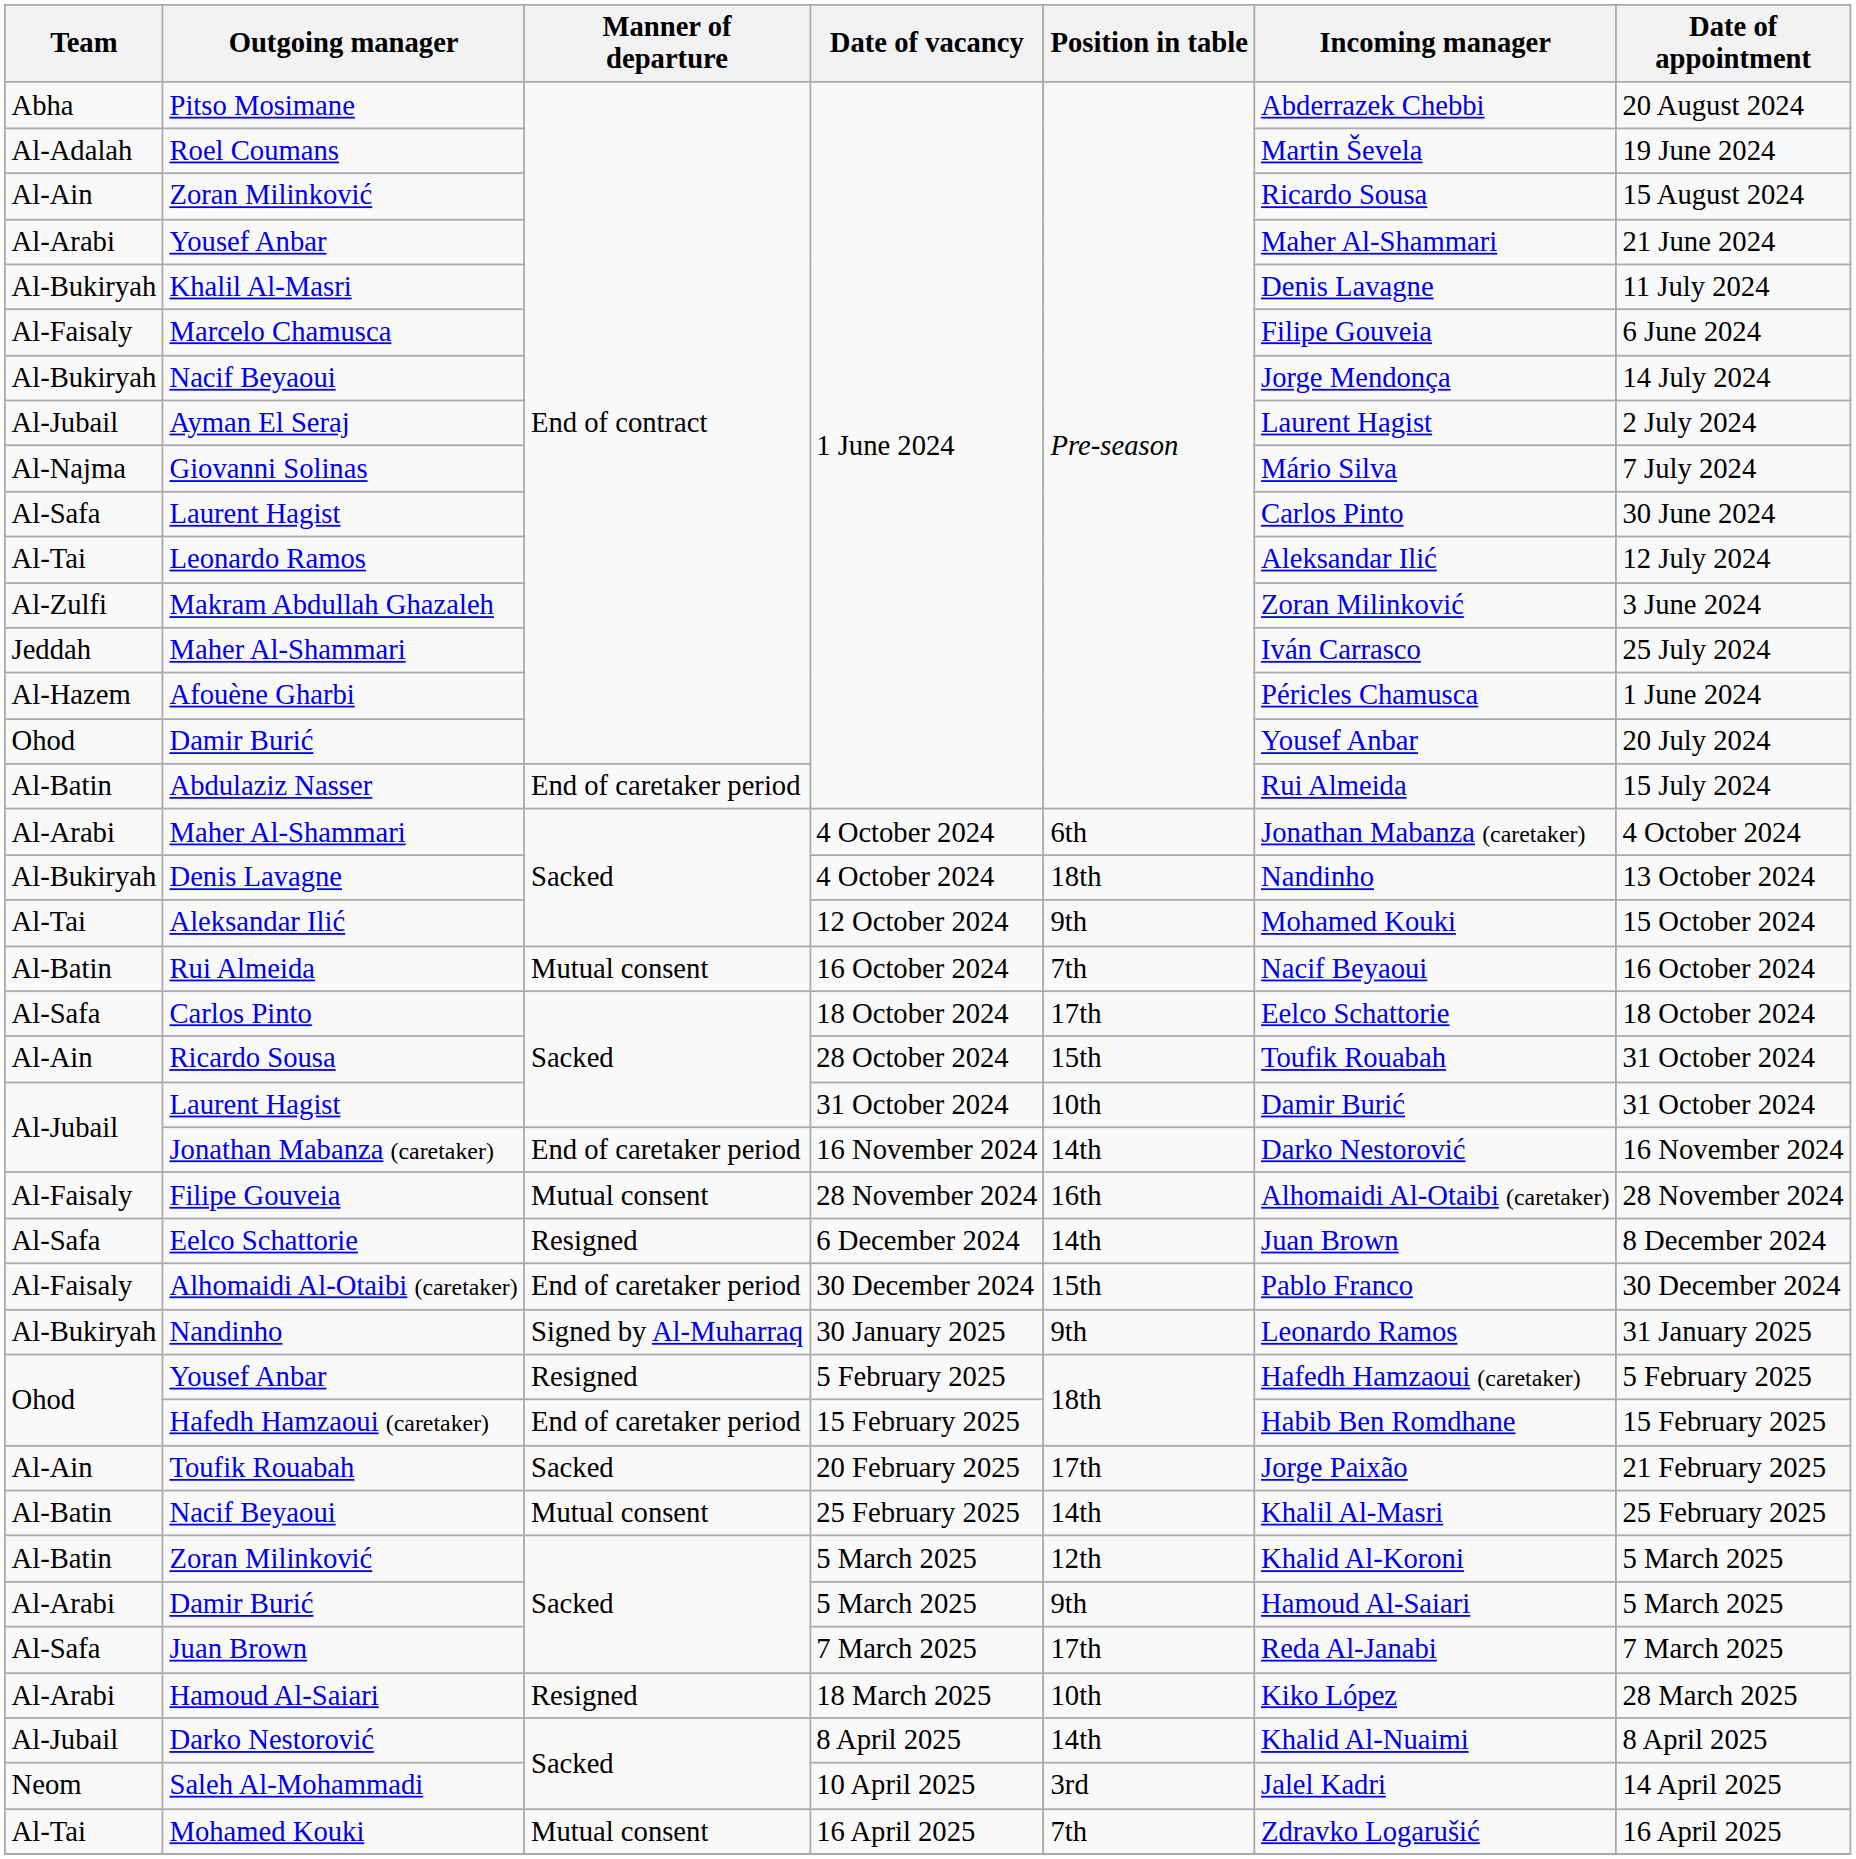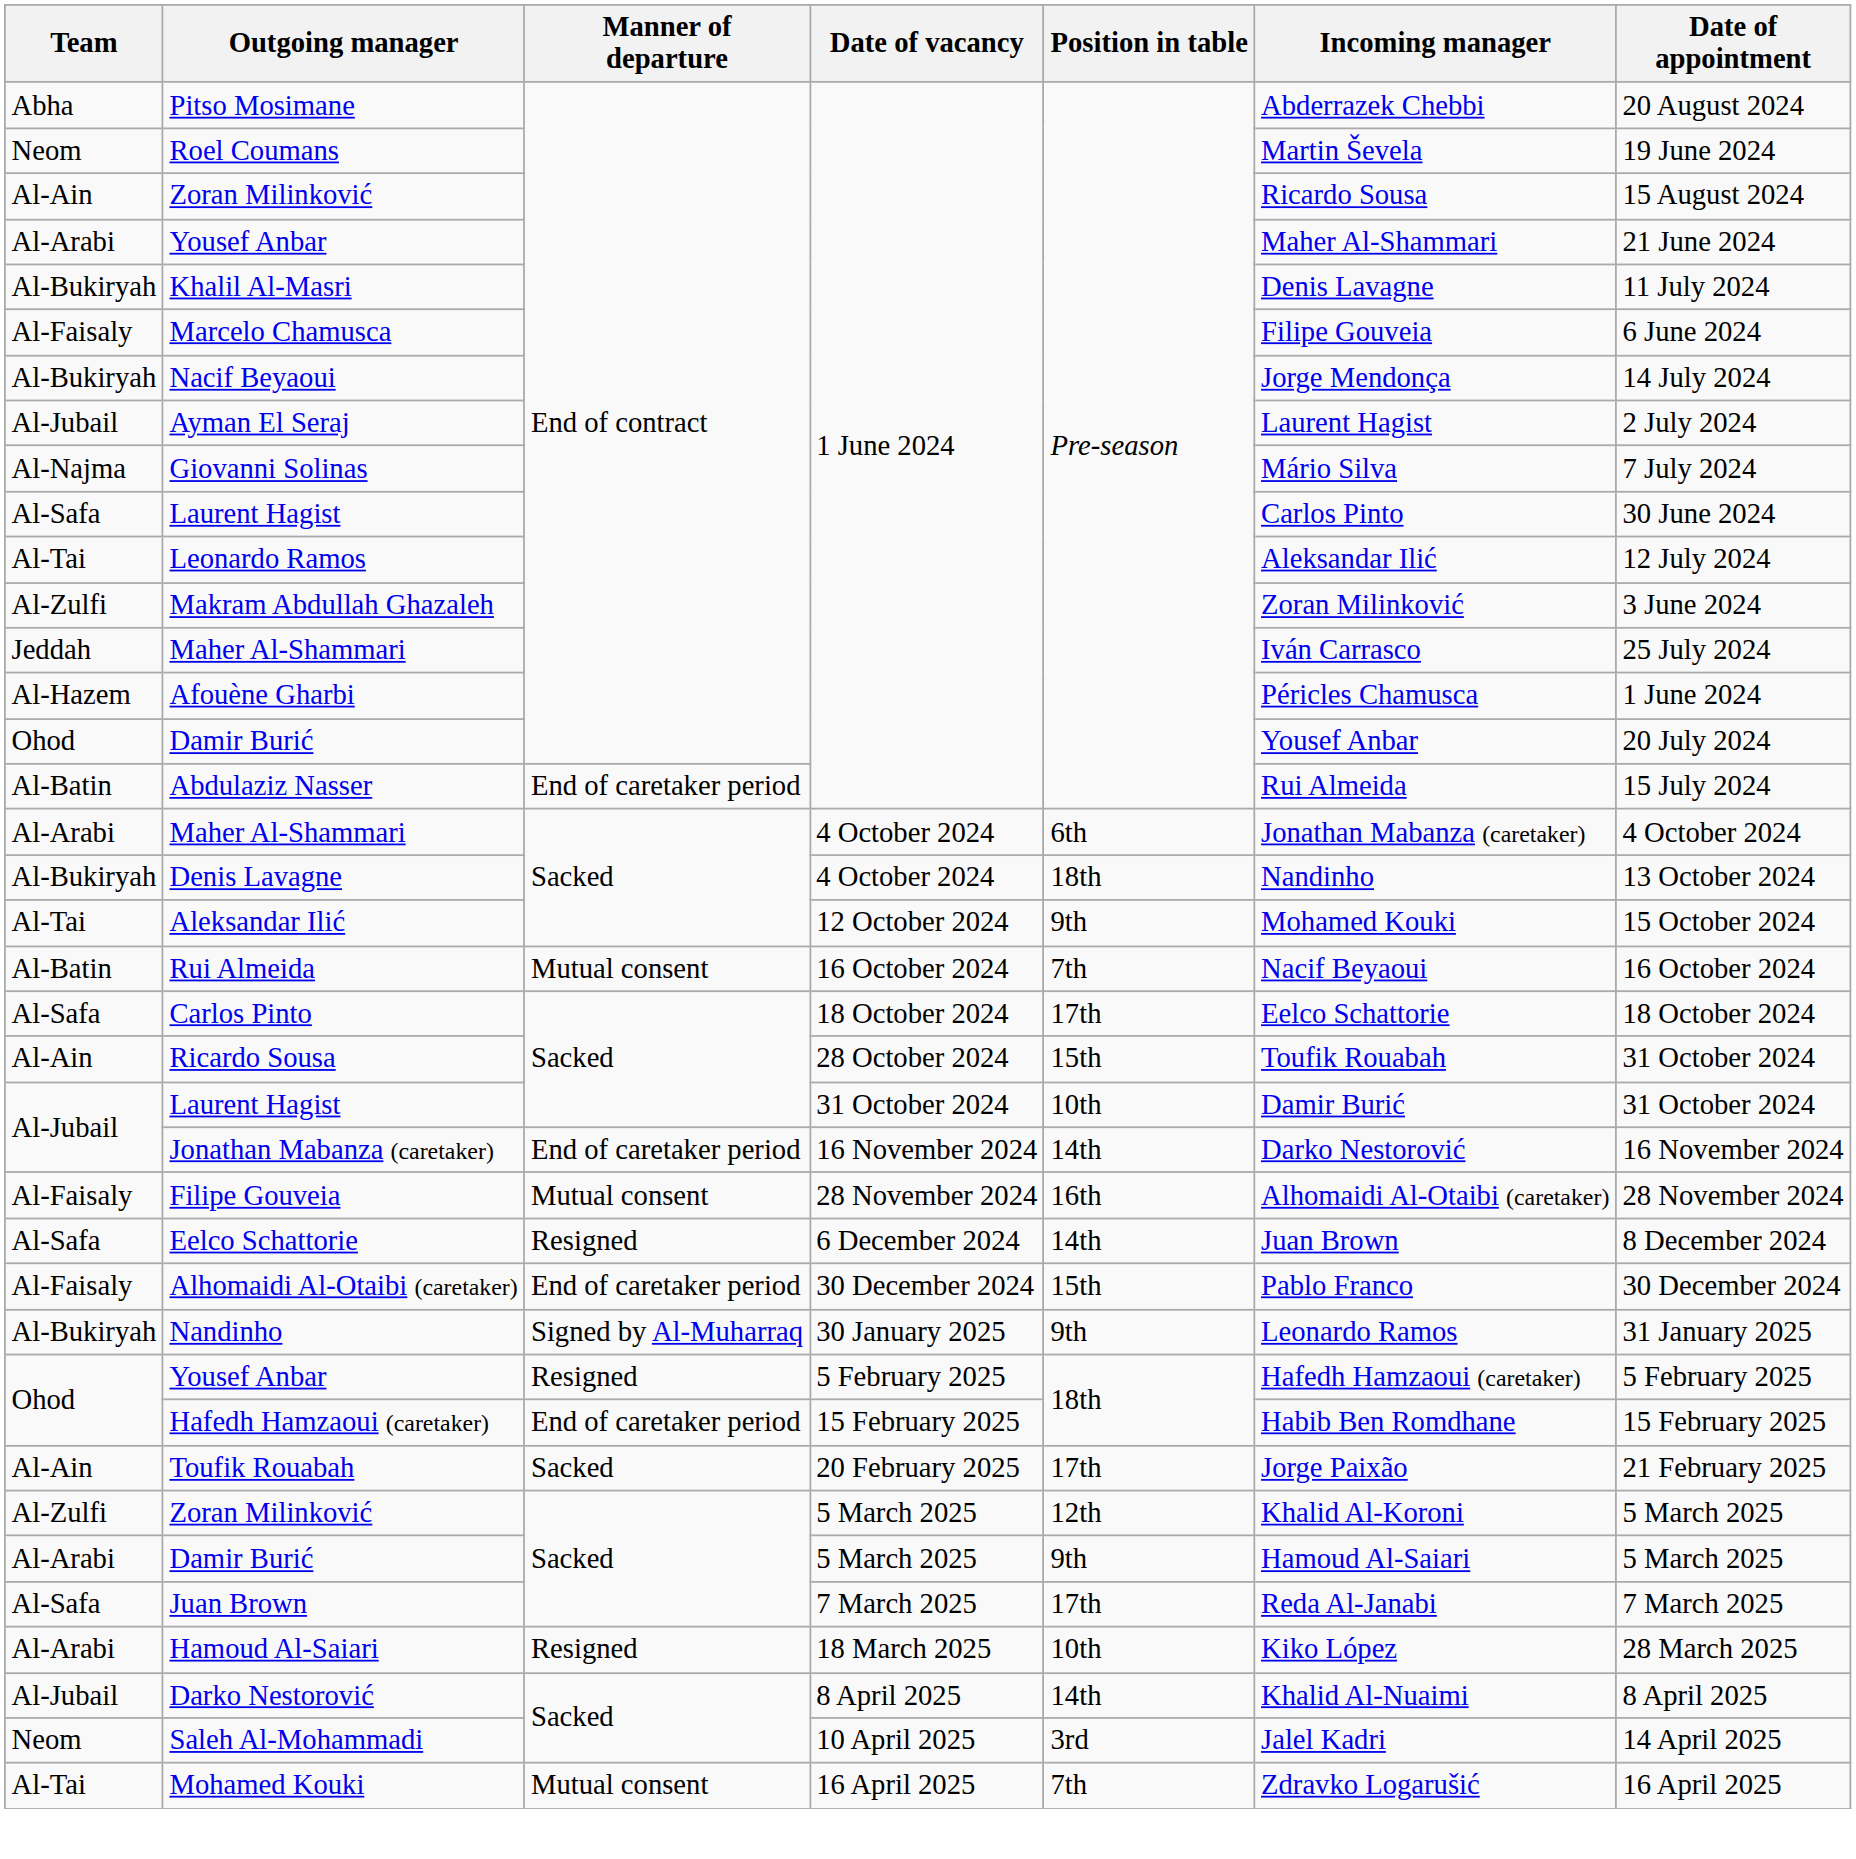(72, 150) Al-Adalah -> (46, 150) Neom
- row: (253, 1512)
(62, 1558) Al-Batin -> (59, 1512) Al-Zulfi
